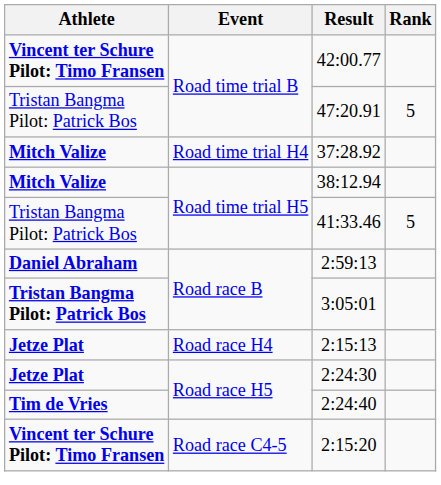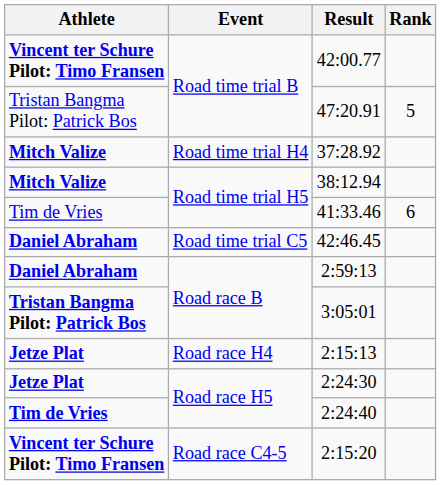(73, 223) Tristan Bangma Pilot: Patrick Bos -> (56, 212) Tim de Vries
(410, 223) 5 -> (410, 212) 6
+ row: (349, 242)
